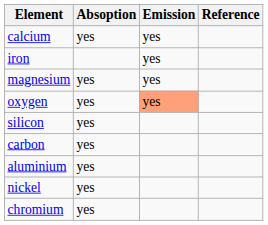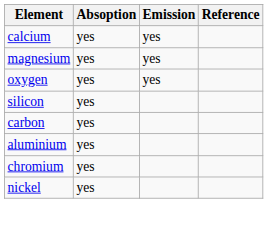- row: (19, 58)
(152, 101) lightsalmon background -> (152, 79) no background
rows swapped: (36, 209) <-> (24, 187)
